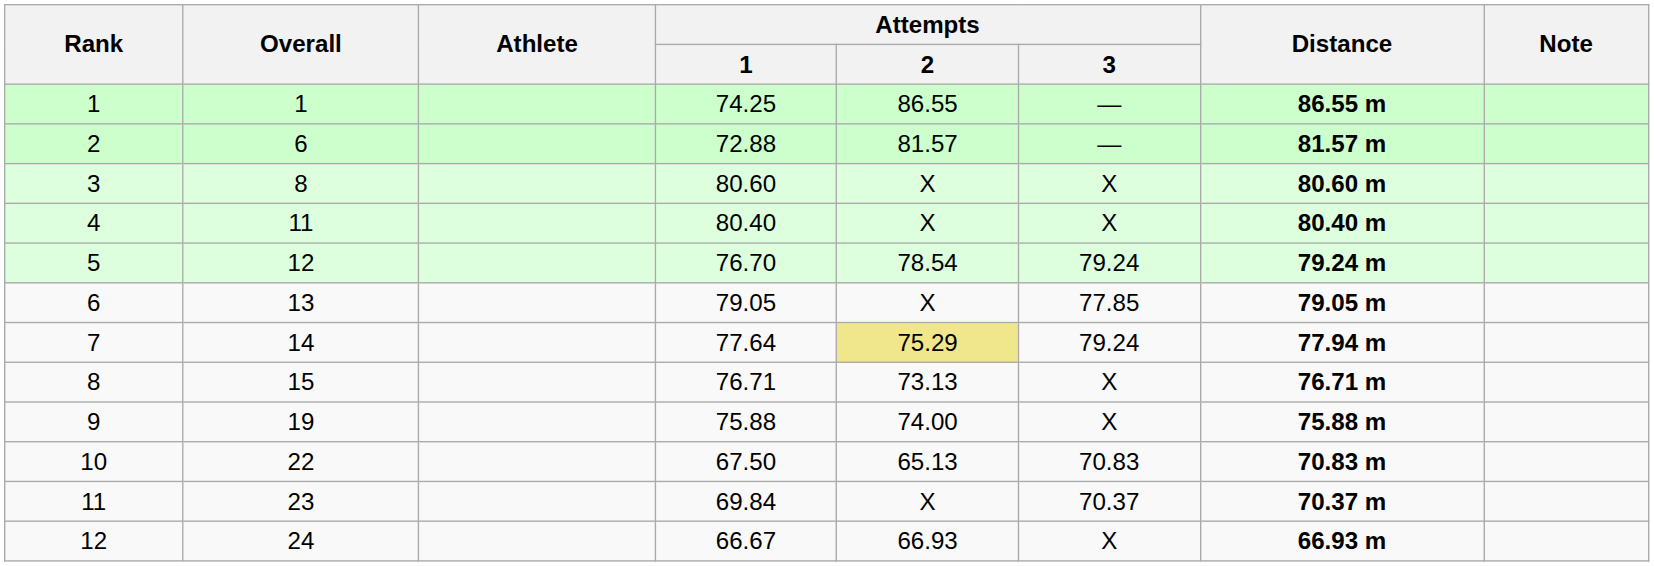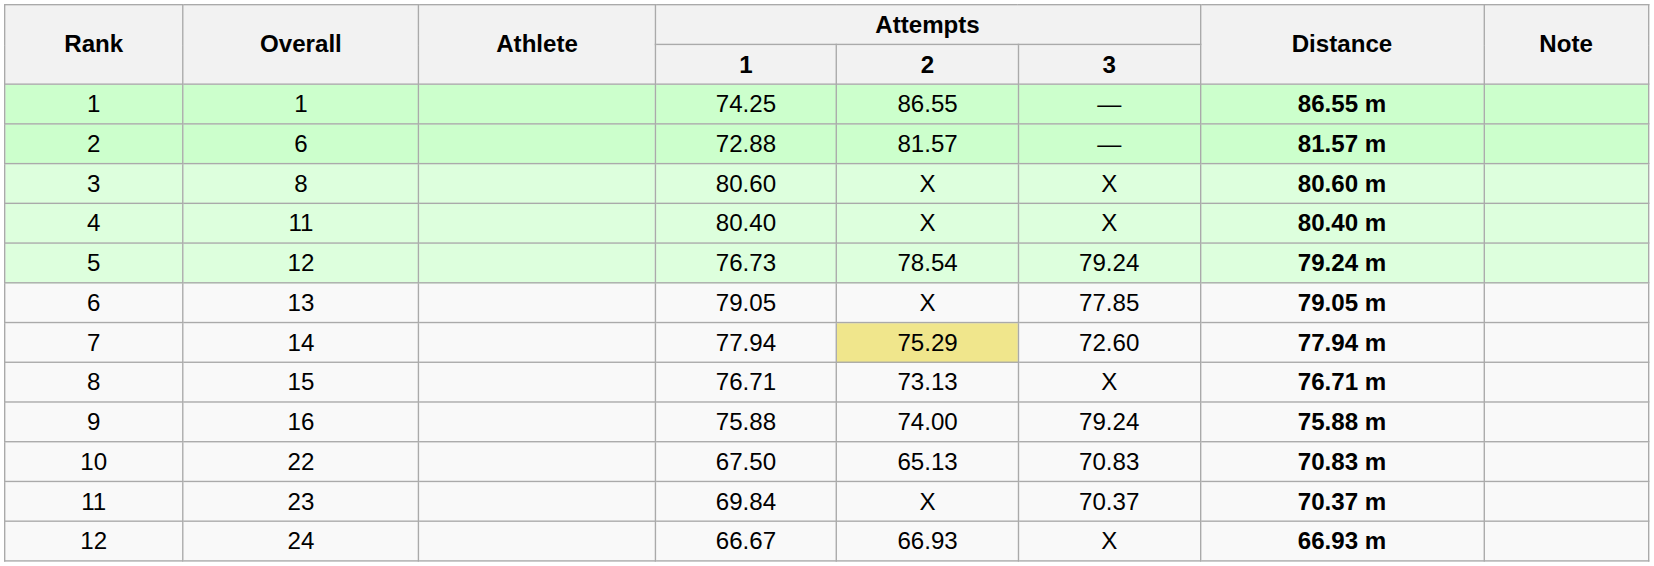(746, 262) 76.70 -> (746, 262) 76.73
(746, 342) 77.64 -> (746, 342) 77.94
(1109, 342) 79.24 -> (1109, 342) 72.60
(301, 421) 19 -> (301, 421) 16
(1109, 421) X -> (1109, 421) 79.24
